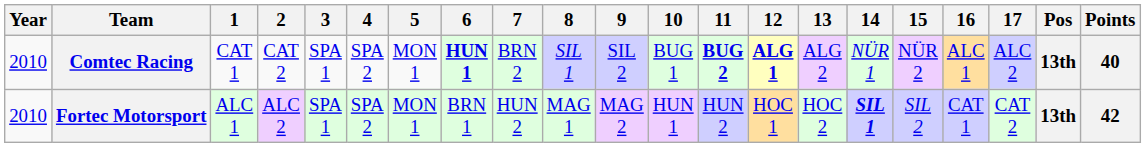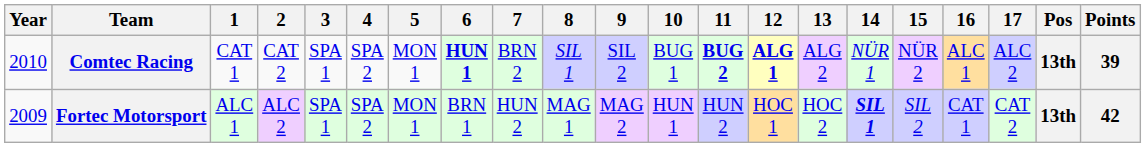(1110, 61) 40 -> (1110, 61) 39
(28, 115) 2010 -> (28, 115) 2009
